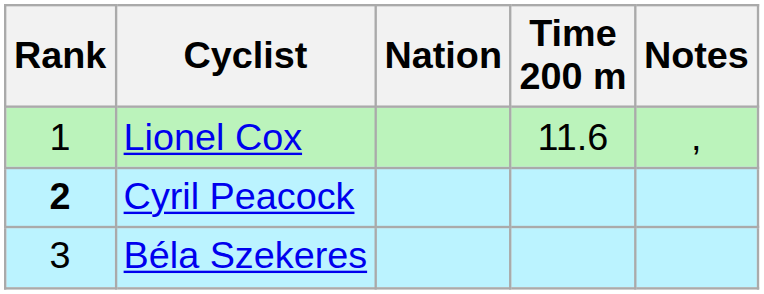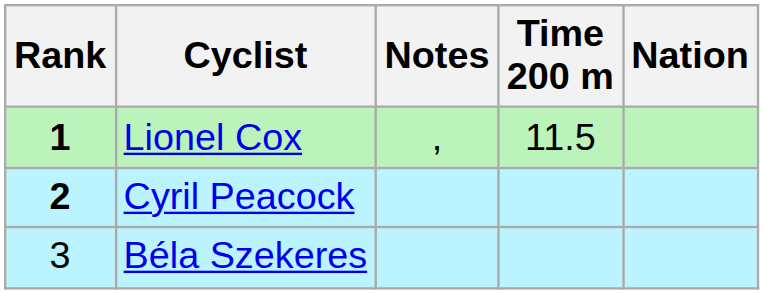columns swapped: (443, 55) <-> (696, 55)
(60, 136) normal -> (60, 136) bold
(573, 136) 11.6 -> (560, 136) 11.5
